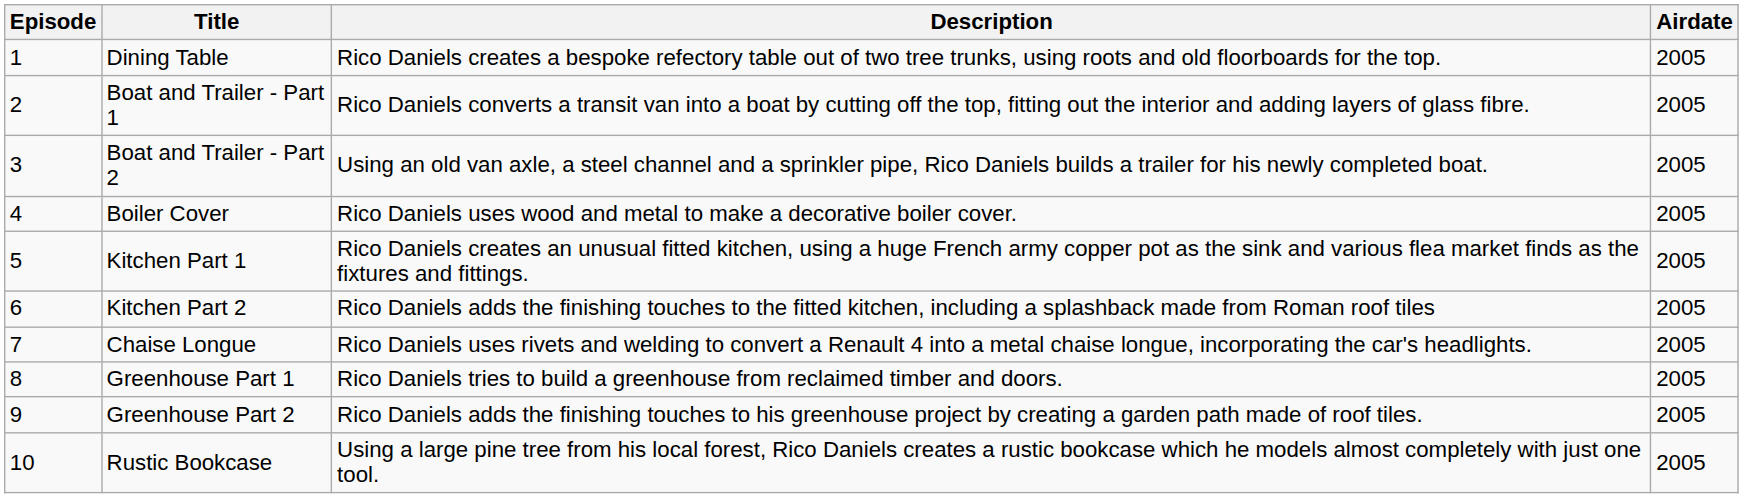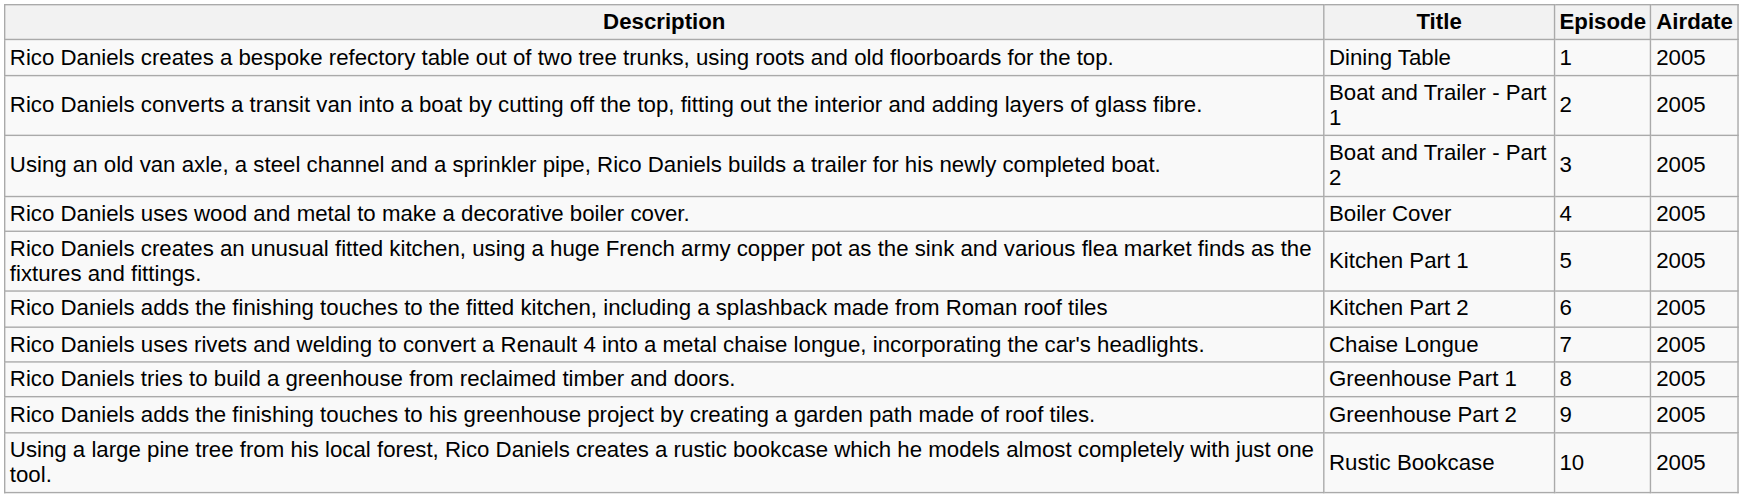columns swapped: (53, 22) <-> (992, 22)
